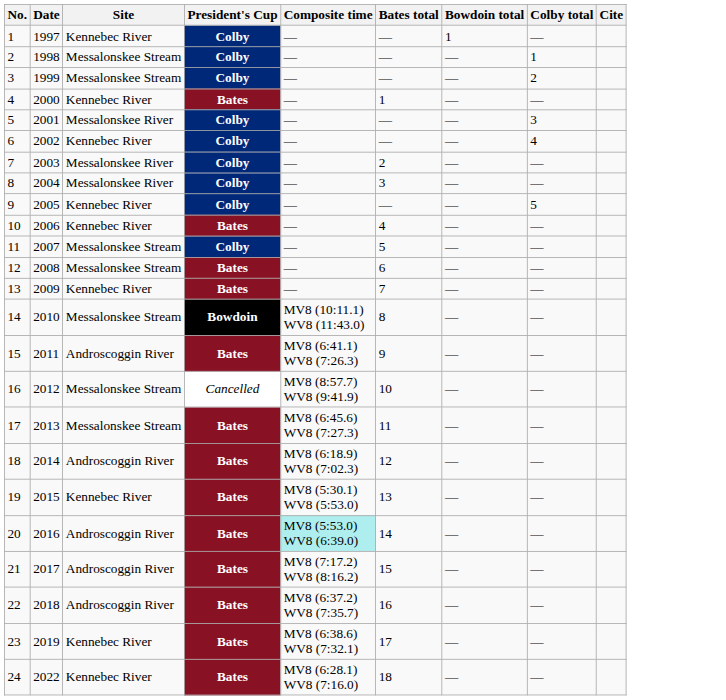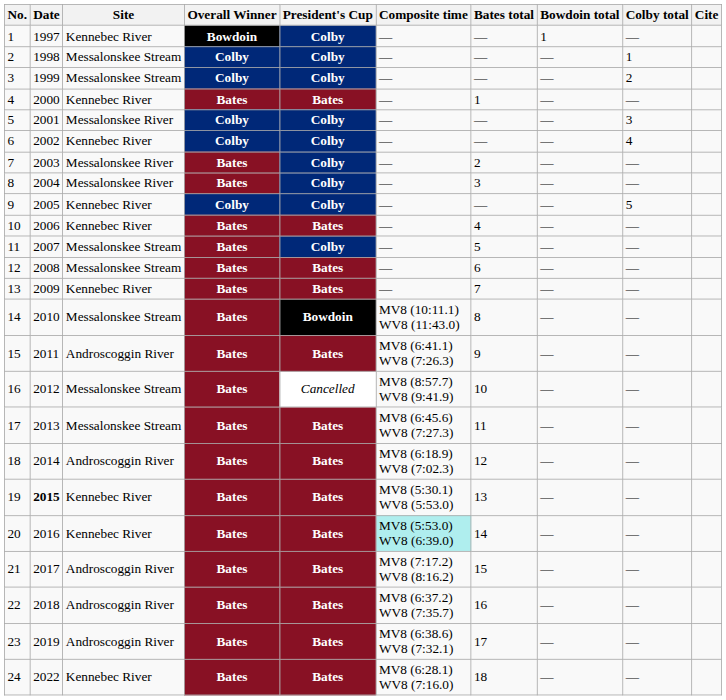+ column: (232, 15)
(46, 497) normal -> (46, 497) bold
(120, 533) Androscoggin River -> (109, 533) Kennebec River
(109, 641) Kennebec River -> (120, 641) Androscoggin River
